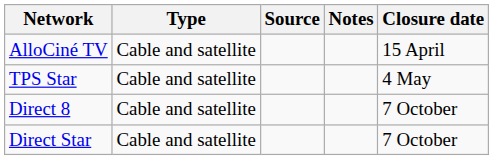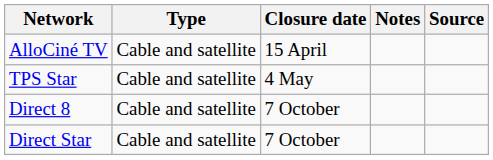columns swapped: (433, 19) <-> (292, 19)
